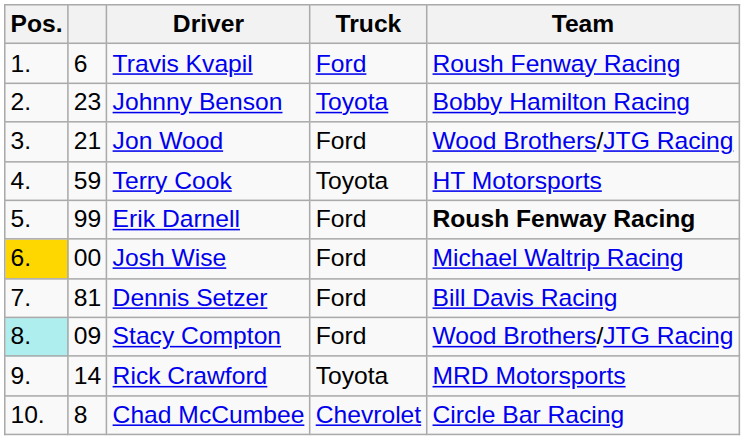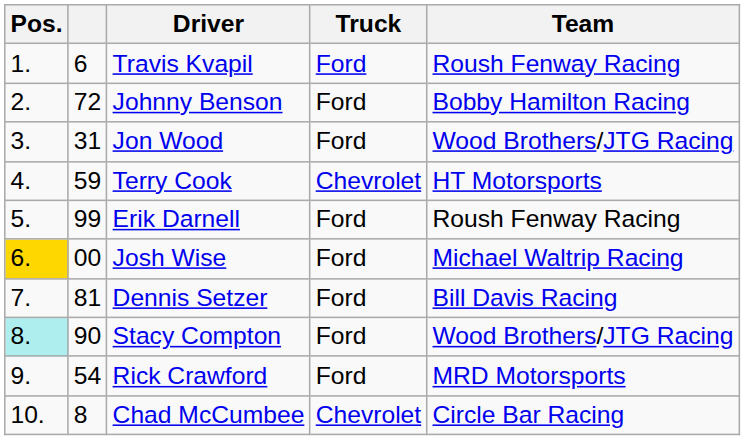(88, 102) 23 -> (88, 102) 72
(352, 102) Toyota -> (341, 102) Ford
(88, 141) 21 -> (88, 141) 31
(352, 180) Toyota -> (368, 180) Chevrolet
(564, 219) bold -> (556, 219) normal
(88, 336) 09 -> (88, 336) 90
(88, 375) 14 -> (88, 375) 54
(352, 375) Toyota -> (341, 375) Ford
